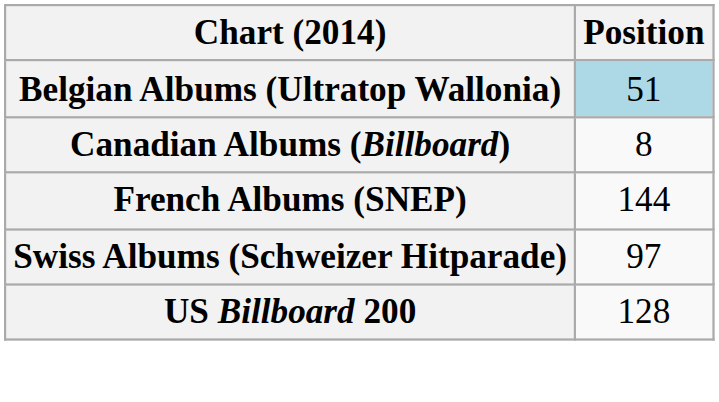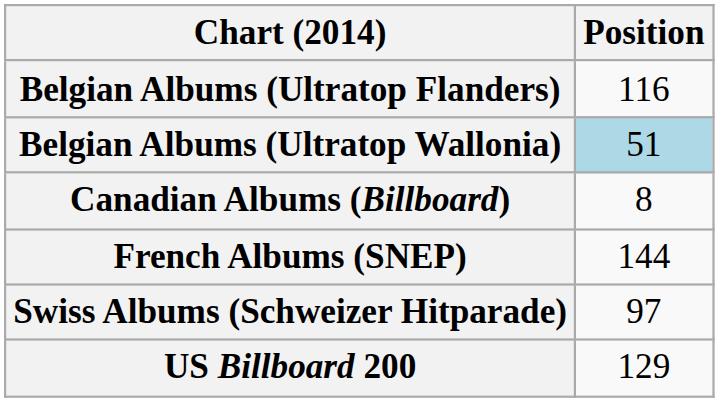+ row: (290, 88)
(644, 311) 128 -> (644, 367) 129
